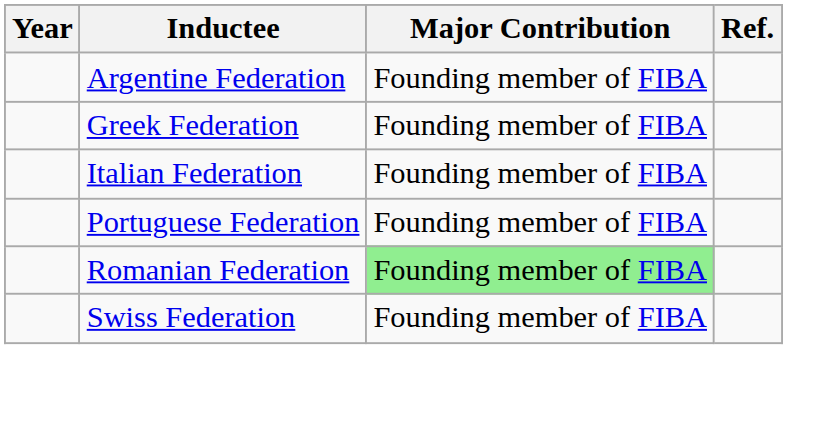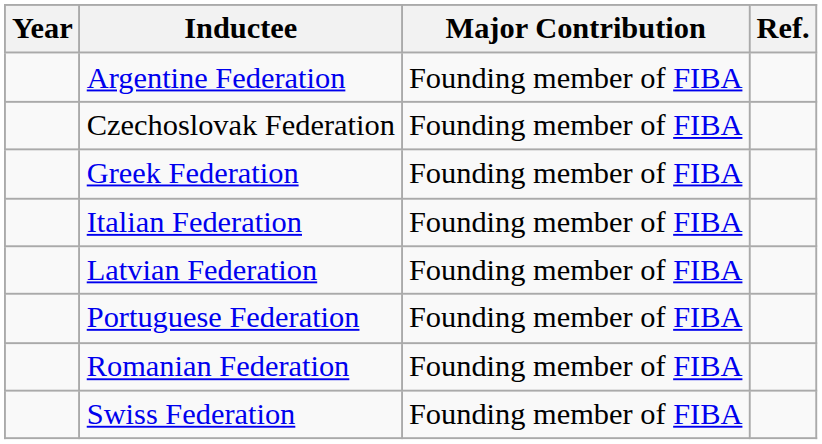+ row: (241, 125)
+ row: (202, 269)
(540, 269) lightgreen background -> (576, 366) no background
